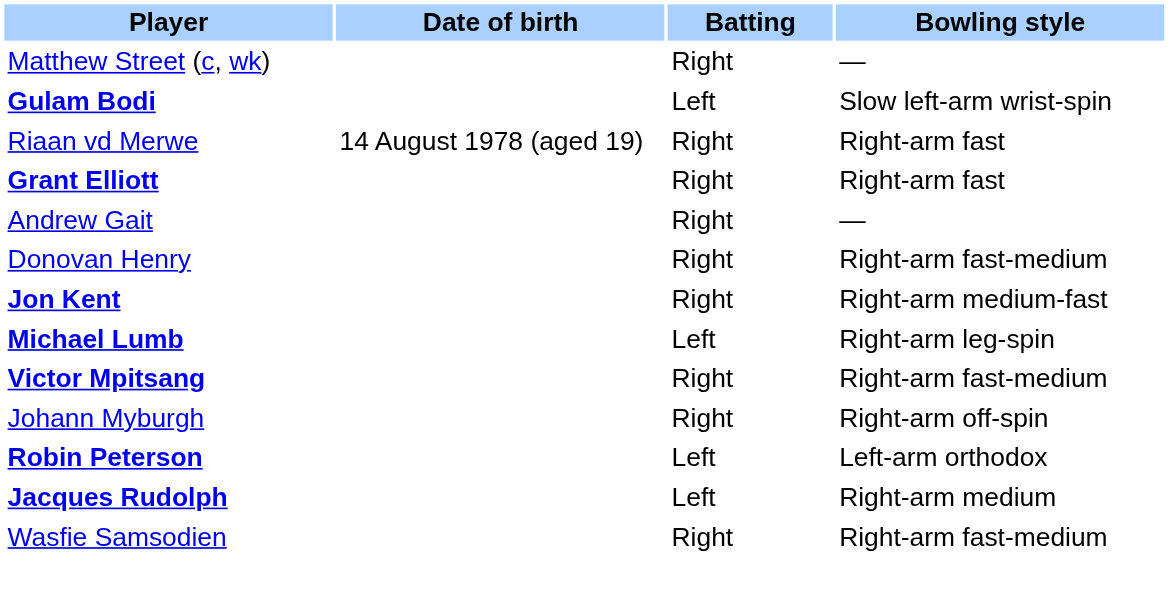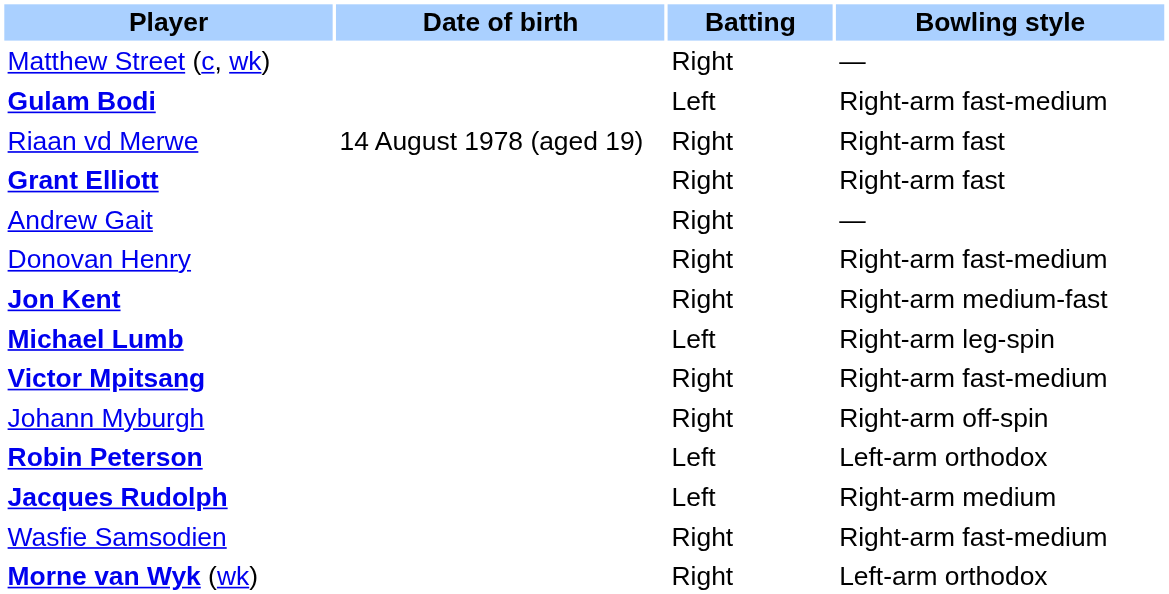(976, 101) Slow left-arm wrist-spin -> (973, 101) Right-arm fast-medium
+ row: (133, 576)
